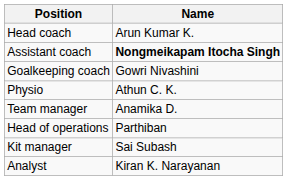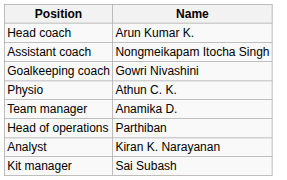(198, 52) bold -> (192, 52) normal
rows swapped: (27, 166) <-> (39, 147)
